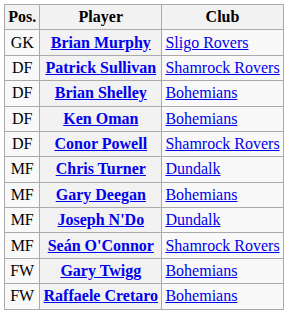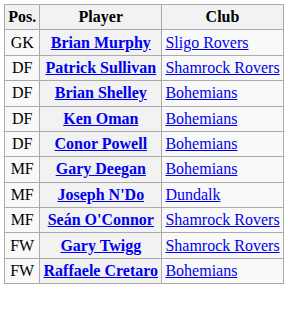(223, 144) Shamrock Rovers -> (201, 144) Bohemians
- row: (101, 169)
(201, 270) Bohemians -> (223, 245) Shamrock Rovers
